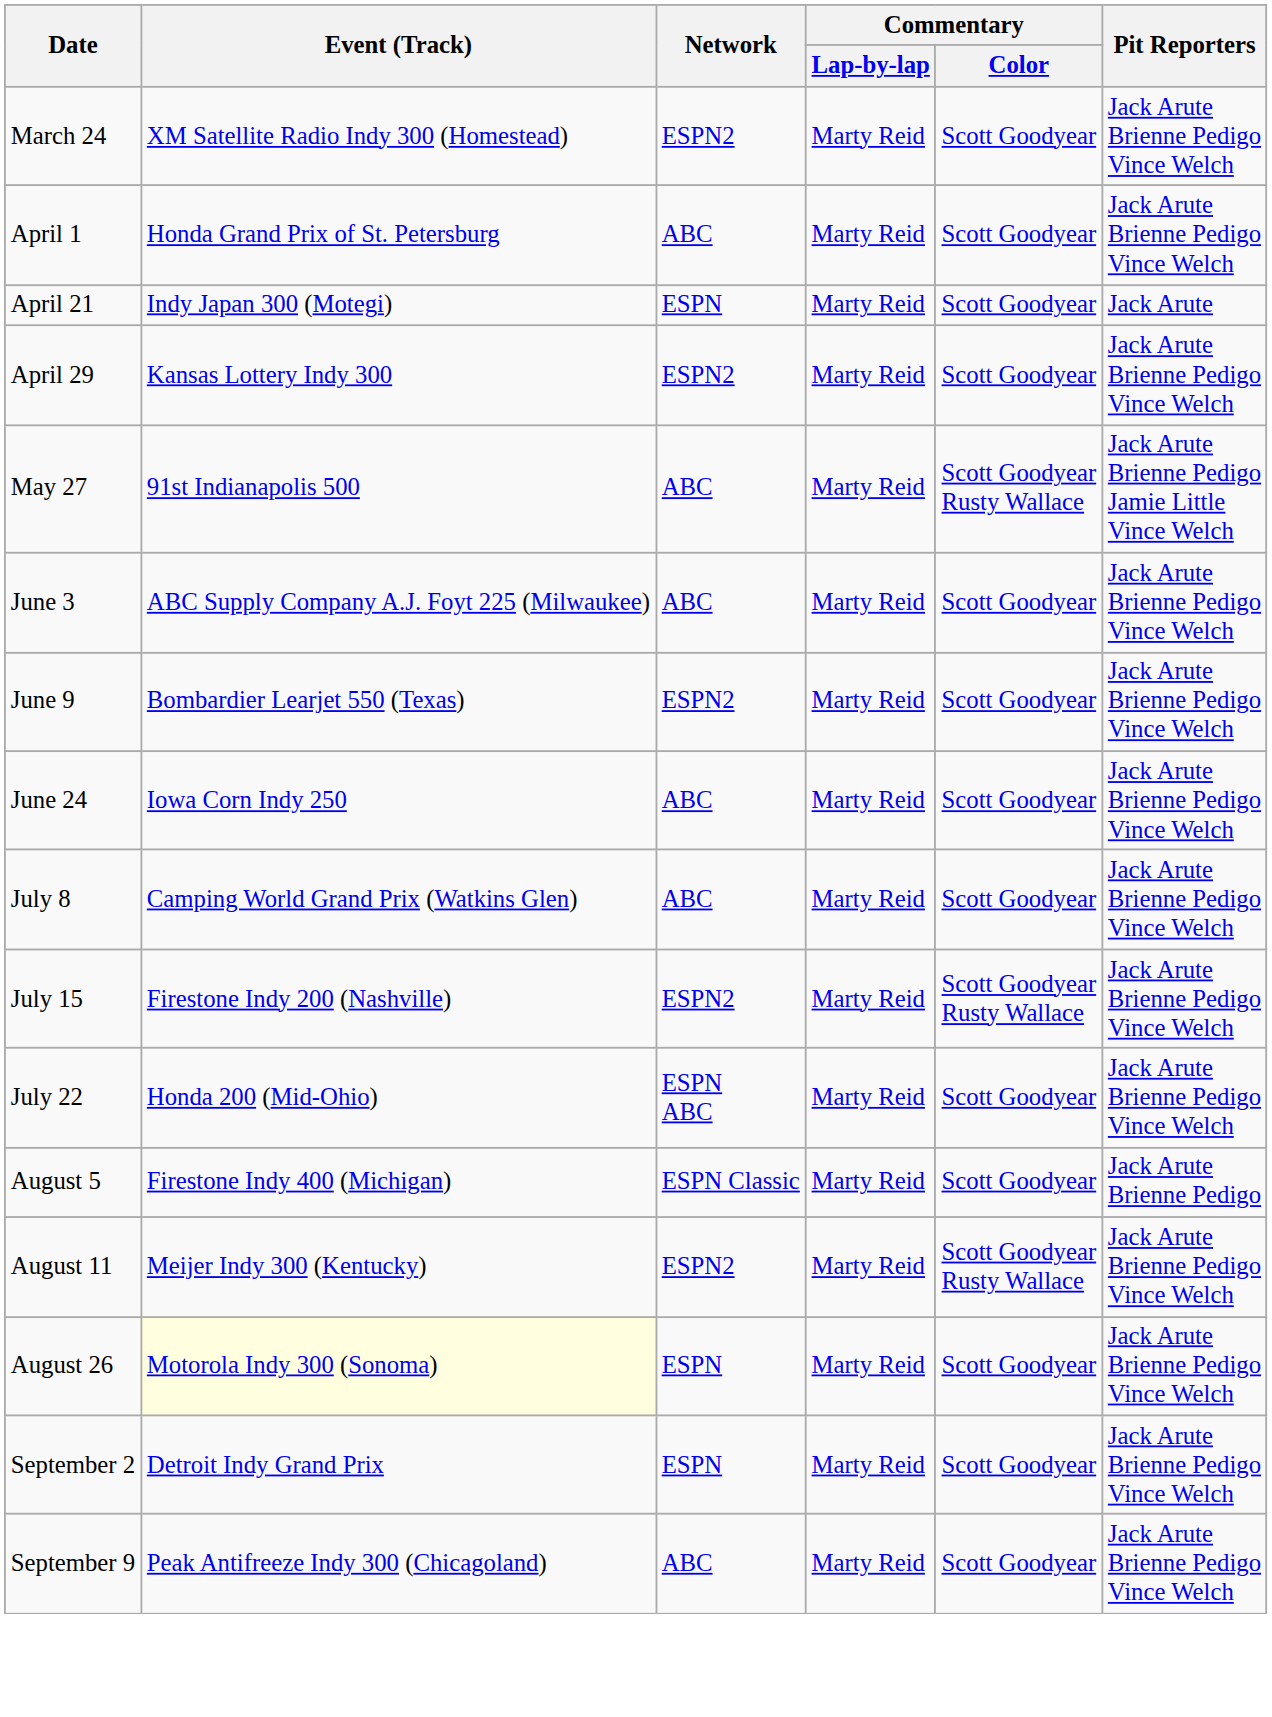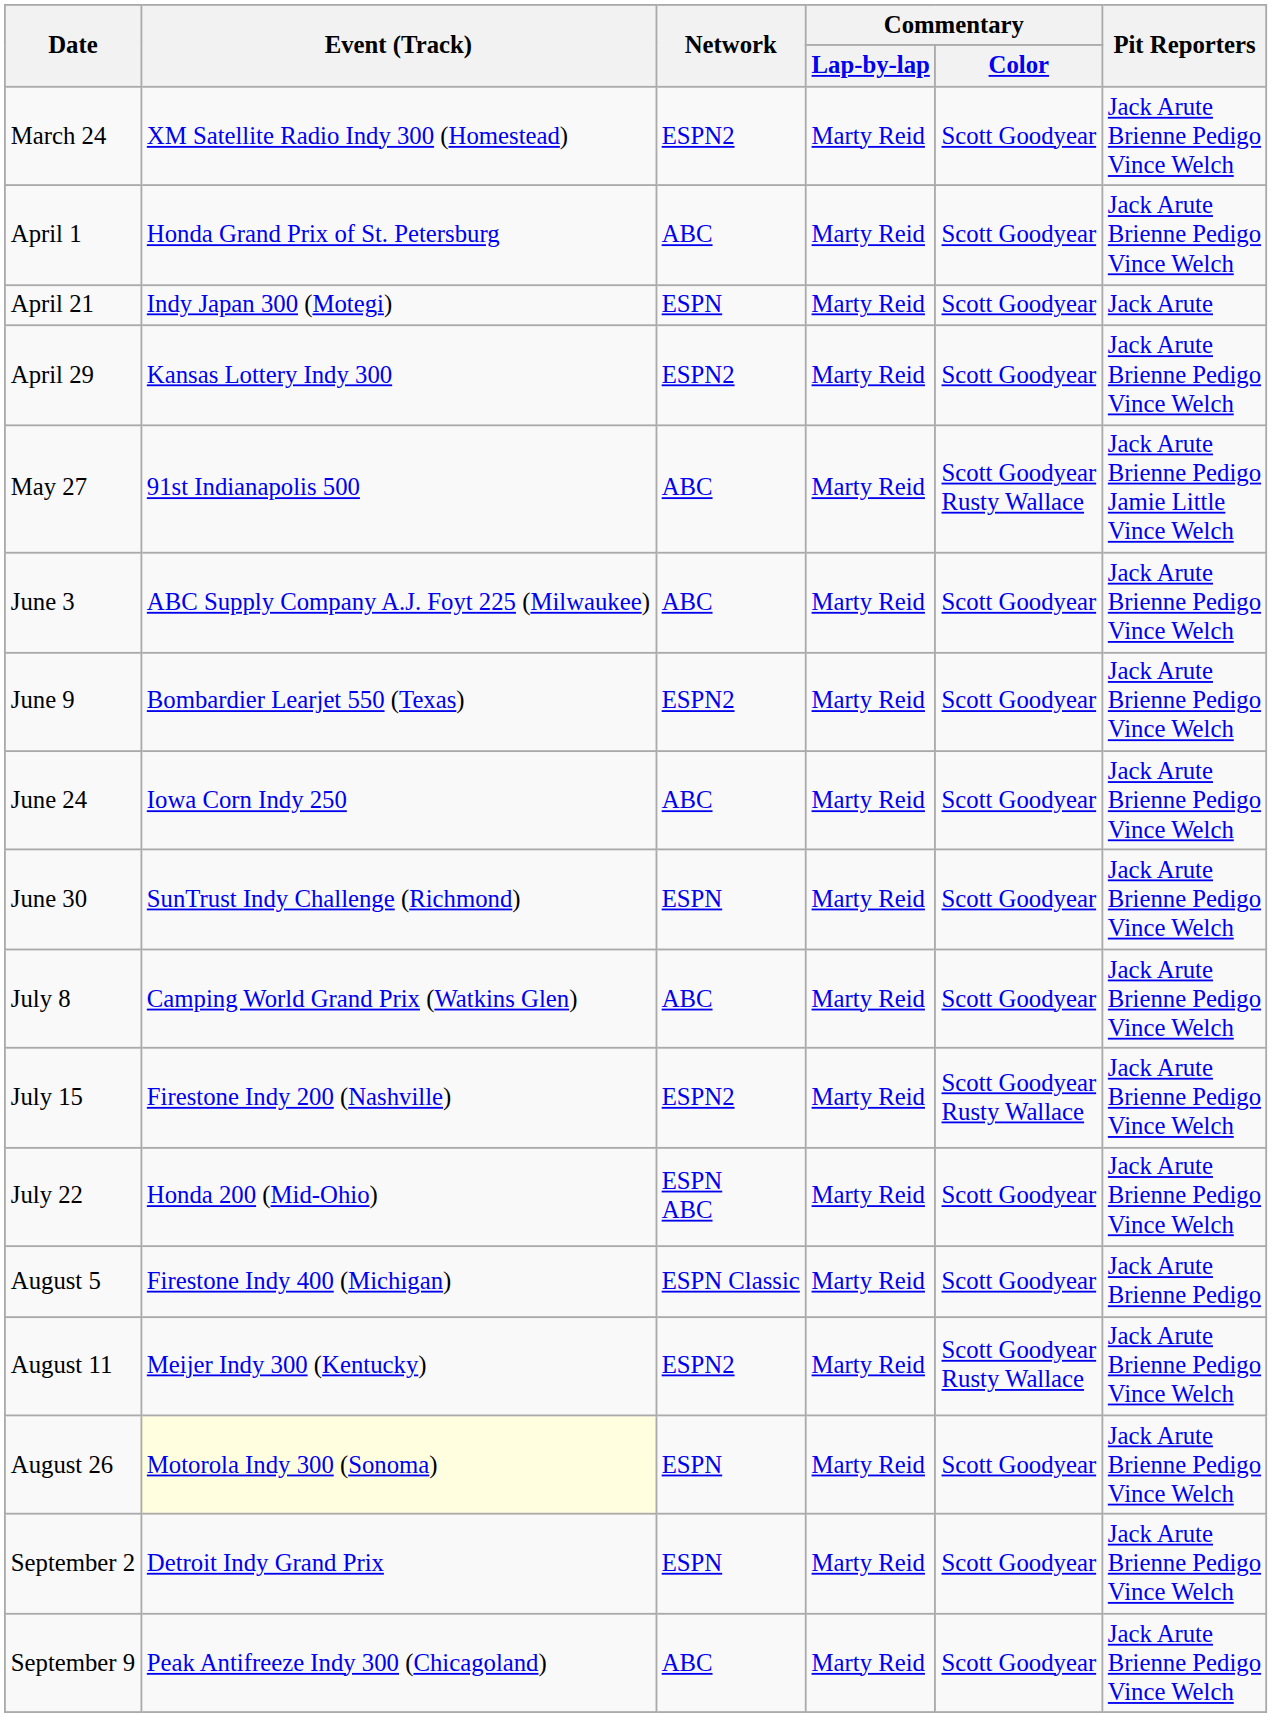+ row: (49, 898)
